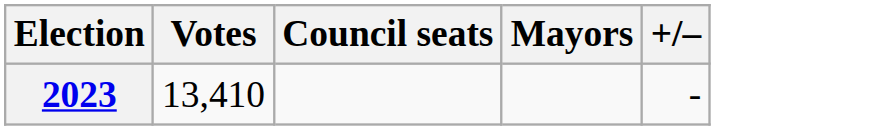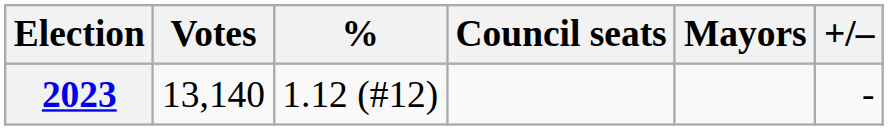+ column: (360, 34)
(214, 93) 13,410 -> (214, 93) 13,140
